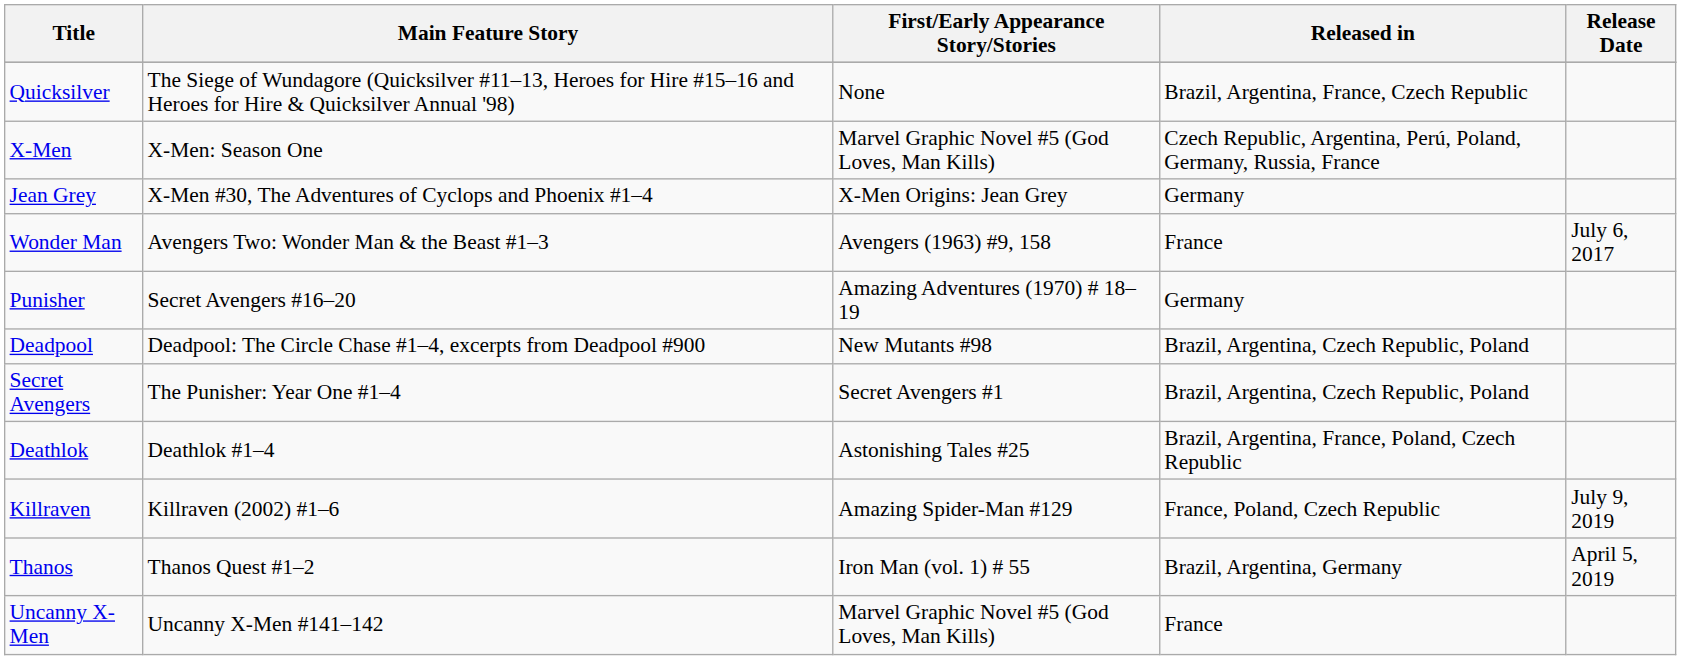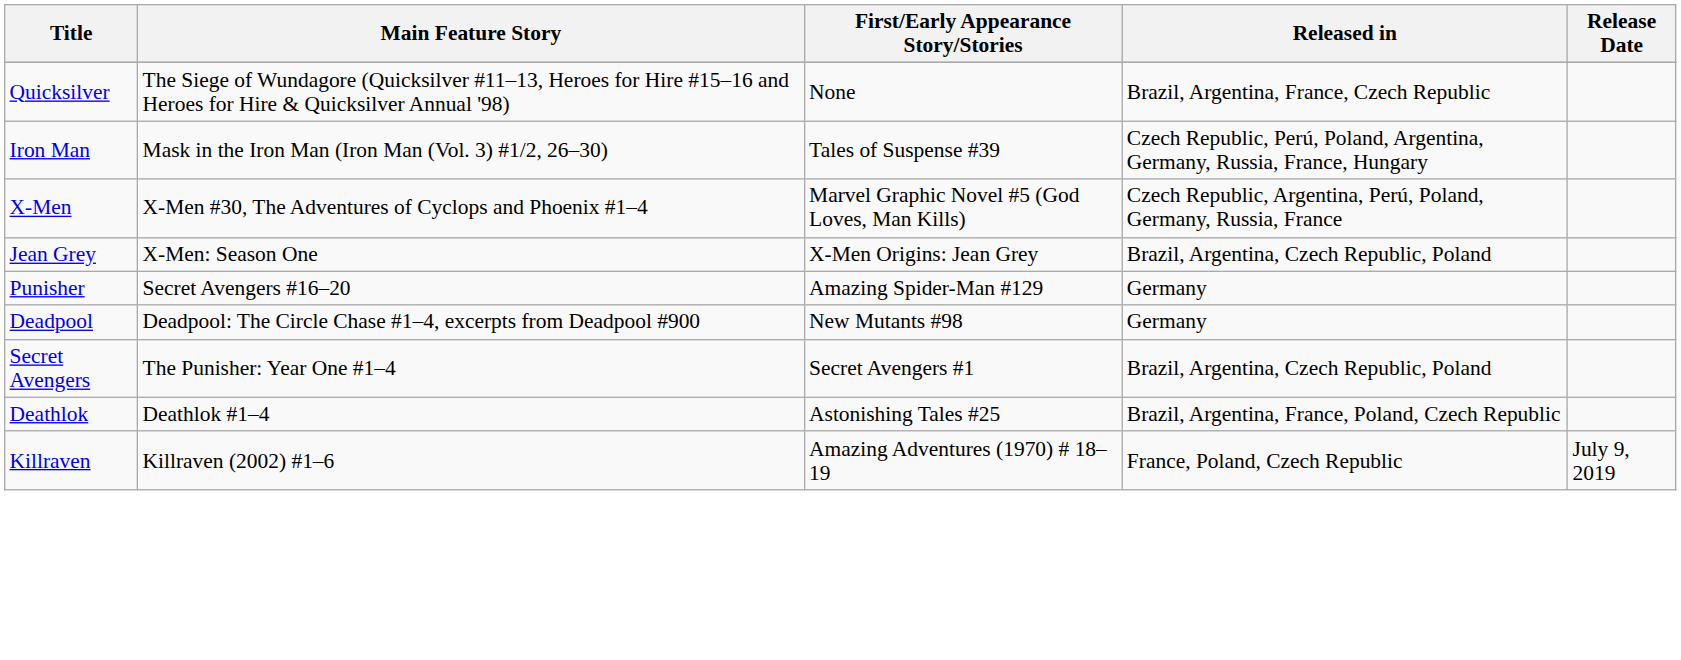+ row: (50, 149)
(235, 149) X-Men: Season One -> (395, 207) X-Men #30, The Adventures of Cyclops and Phoenix #1–4
(400, 195) X-Men #30, The Adventures of Cyclops and Phoenix #1–4 -> (230, 253) X-Men: Season One
(1204, 195) Germany -> (1309, 253) Brazil, Argentina, Czech Republic, Poland
- row: (66, 241)
(987, 300) Amazing Adventures (1970) # 18–19 -> (926, 287) Amazing Spider-Man #129
(1347, 346) Brazil, Argentina, Czech Republic, Poland -> (1167, 321) Germany
(955, 508) Amazing Spider-Man #129 -> (958, 460) Amazing Adventures (1970) # 18–19
- row: (41, 566)
- row: (62, 624)
